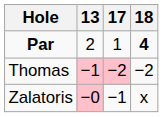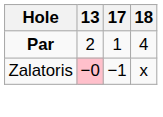(144, 44) bold -> (144, 44) normal
- row: (39, 71)
